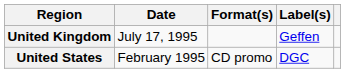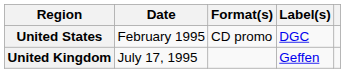rows swapped: (59, 57) <-> (59, 36)
